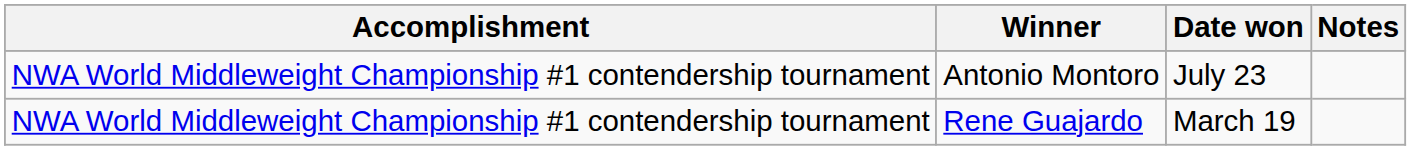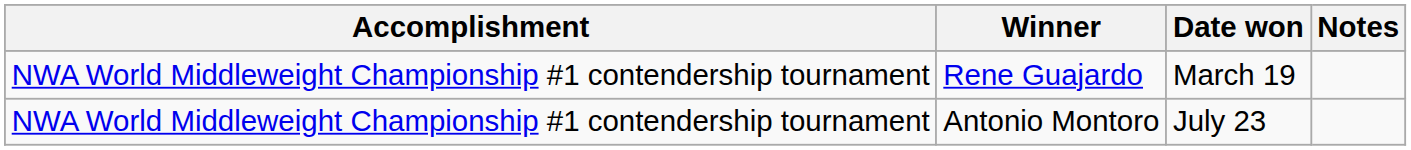rows swapped: (1043, 121) <-> (1051, 74)
